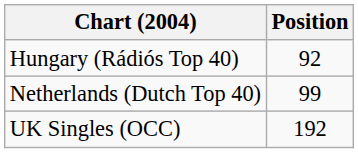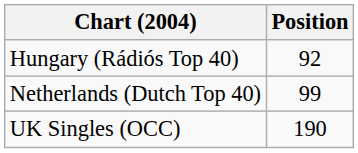(310, 128) 192 -> (310, 128) 190
